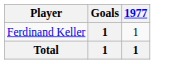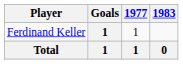+ column: (164, 13)
